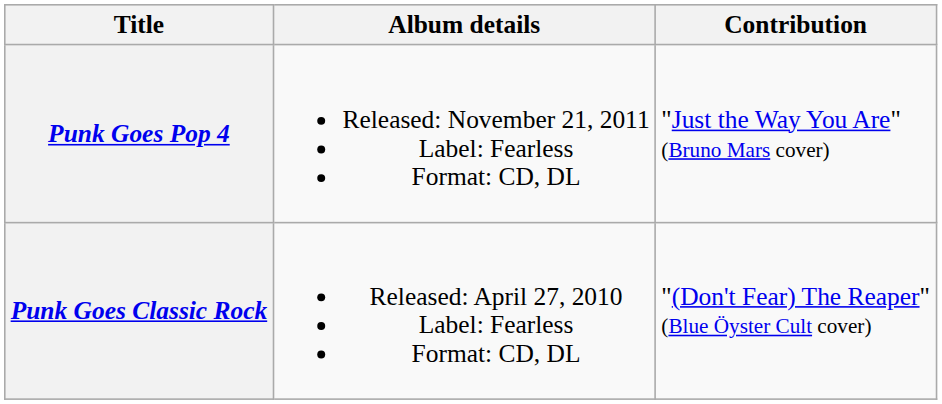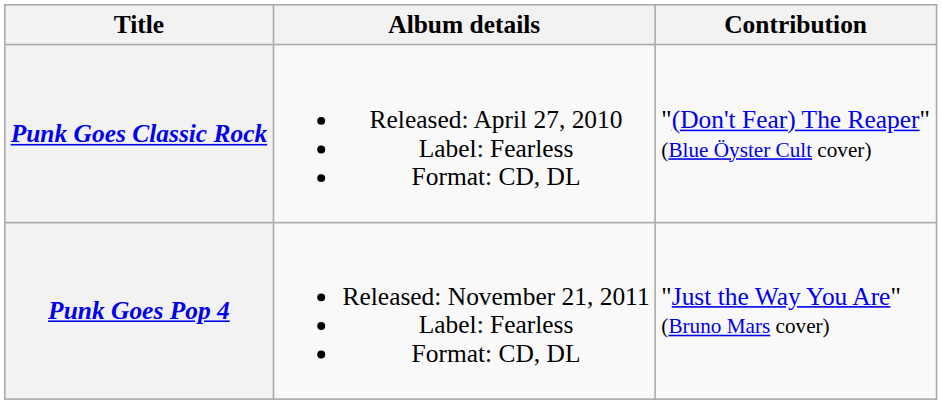rows swapped: (139, 310) <-> (139, 133)
